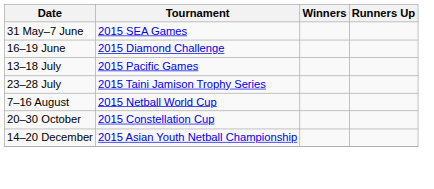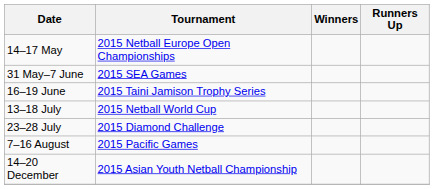+ row: (35, 50)
(161, 48) 2015 Diamond Challenge -> (182, 91) 2015 Taini Jamison Trophy Series
(148, 66) 2015 Pacific Games -> (157, 109) 2015 Netball World Cup
(182, 84) 2015 Taini Jamison Trophy Series -> (161, 127) 2015 Diamond Challenge
(157, 102) 2015 Netball World Cup -> (148, 145) 2015 Pacific Games
- row: (44, 119)
